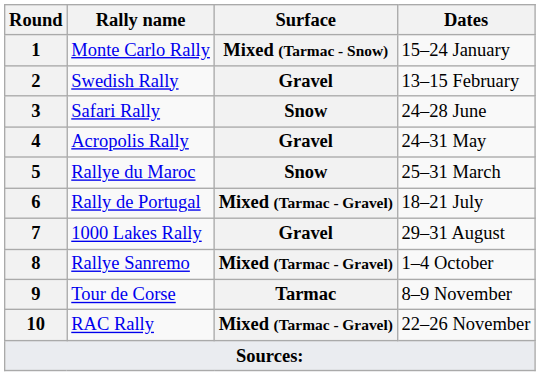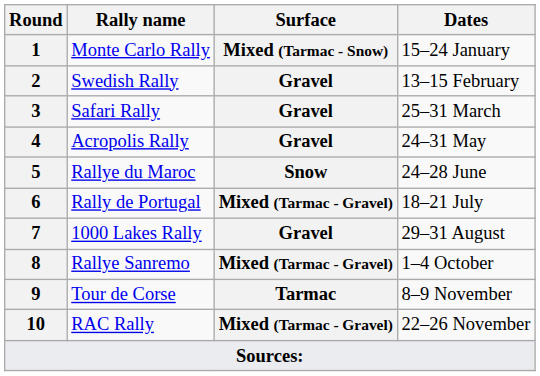(306, 110) Snow -> (306, 110) Gravel
(444, 110) 24–28 June -> (451, 110) 25–31 March
(451, 171) 25–31 March -> (444, 171) 24–28 June
